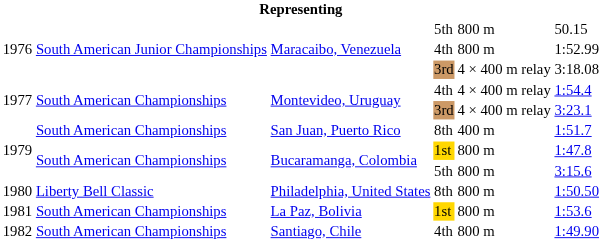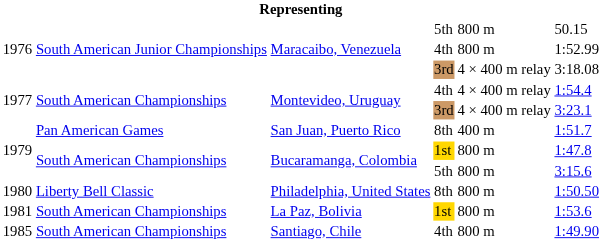(131, 130) South American Championships -> (100, 130) Pan American Games
(17, 231) 1982 -> (17, 231) 1985
